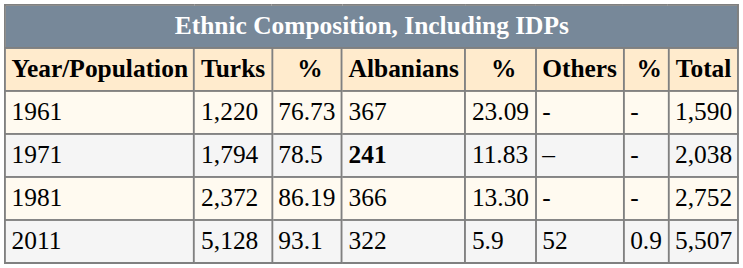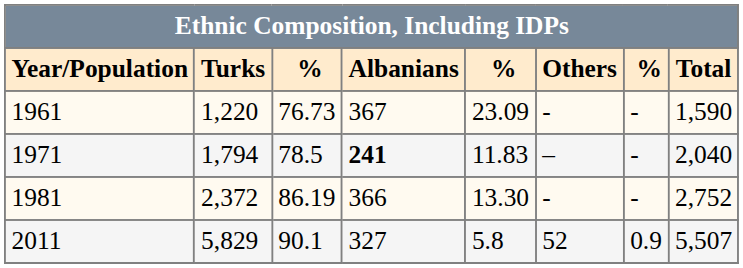(704, 155) 2,038 -> (704, 155) 2,040
(230, 241) 5,128 -> (230, 241) 5,829
(301, 241) 93.1 -> (301, 241) 90.1
(368, 241) 322 -> (368, 241) 327
(488, 241) 5.9 -> (488, 241) 5.8
